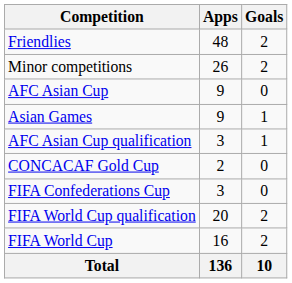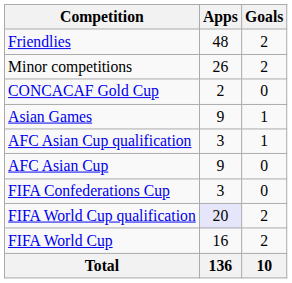rows swapped: (83, 166) <-> (58, 91)
(220, 215) no background -> (220, 215) lavender background
